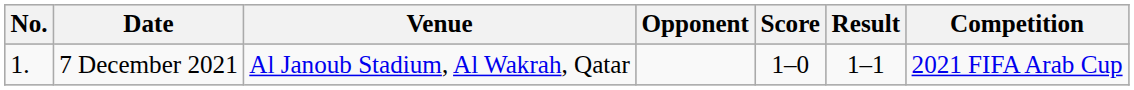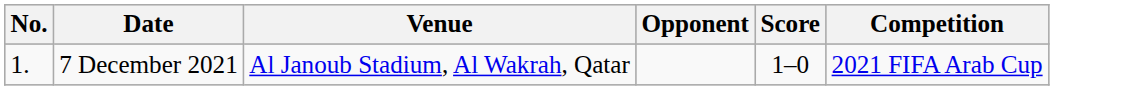- column: (866, 24)
